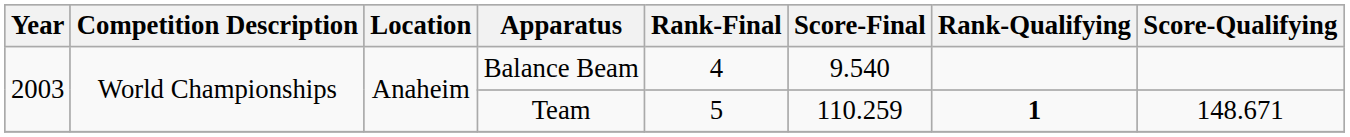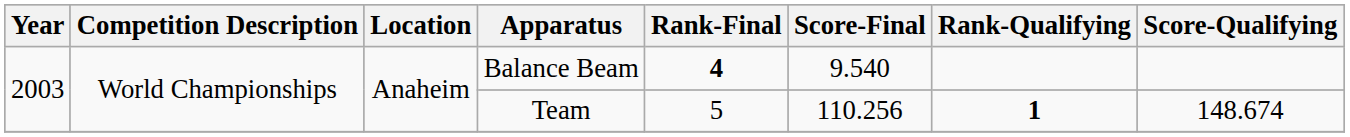(716, 68) normal -> (716, 68) bold
(860, 110) 110.259 -> (860, 110) 110.256
(1240, 110) 148.671 -> (1240, 110) 148.674
